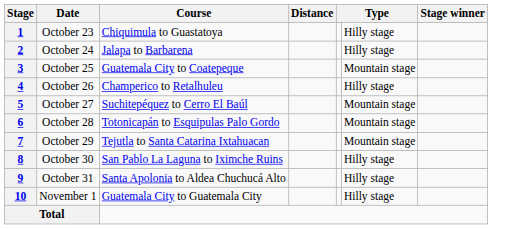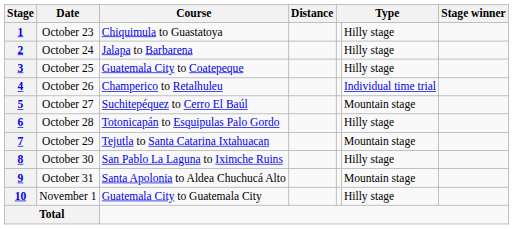(380, 68) Mountain stage -> (369, 68) Hilly stage
(369, 86) Hilly stage -> (390, 86) Individual time trial
(380, 123) Mountain stage -> (369, 123) Hilly stage
(369, 178) Hilly stage -> (380, 178) Mountain stage
